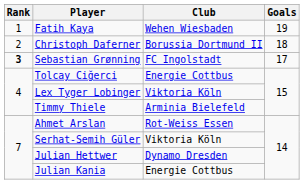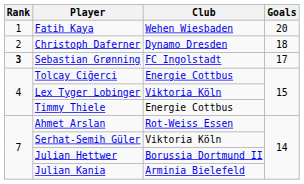(282, 28) 19 -> (282, 28) 20
(204, 44) Borussia Dortmund II -> (186, 44) Dynamo Dresden
(195, 108) Arminia Bielefeld -> (189, 108) Energie Cottbus
(186, 155) Dynamo Dresden -> (204, 155) Borussia Dortmund II
(189, 171) Energie Cottbus -> (195, 171) Arminia Bielefeld
